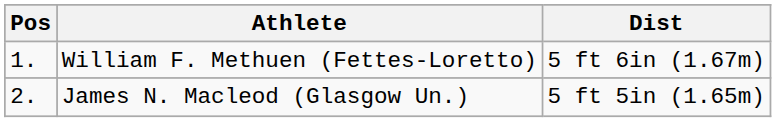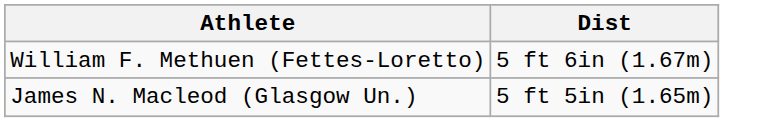- column: (31, 23)
